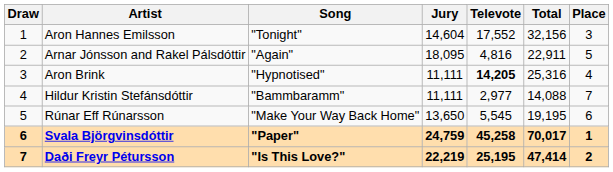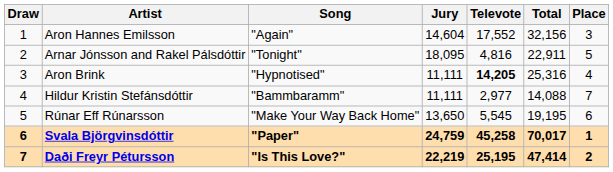(276, 34) "Tonight" -> (272, 34) "Again"
(272, 55) "Again" -> (276, 55) "Tonight"
